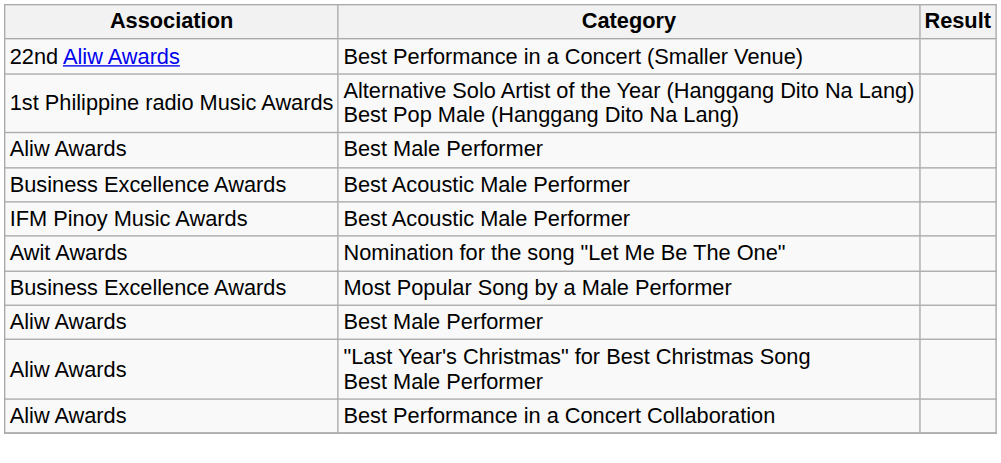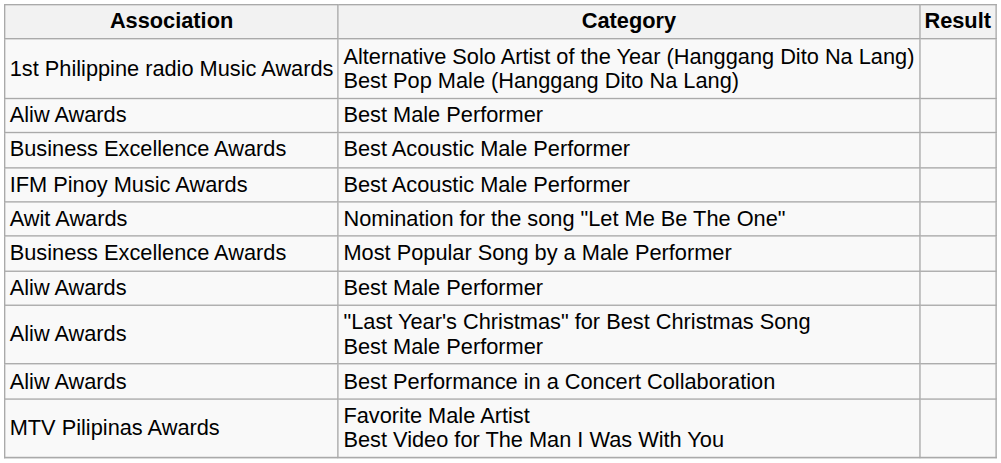- row: (95, 56)
+ row: (115, 428)
